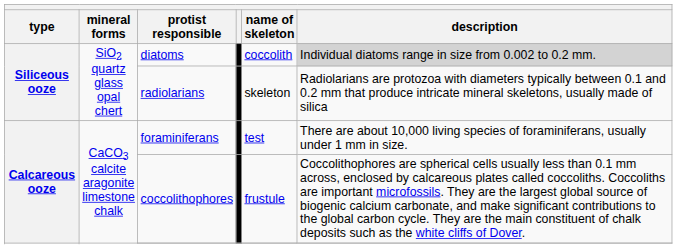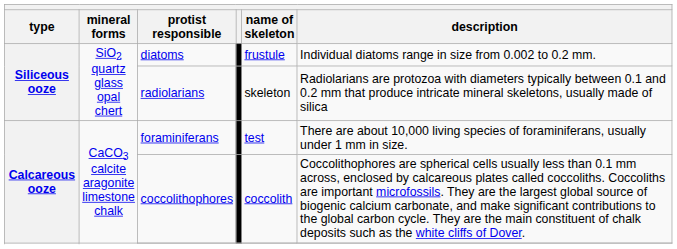(268, 54) coccolith -> (265, 54) frustule
(448, 54) lightgrey background -> (448, 54) no background
(265, 198) frustule -> (268, 198) coccolith
